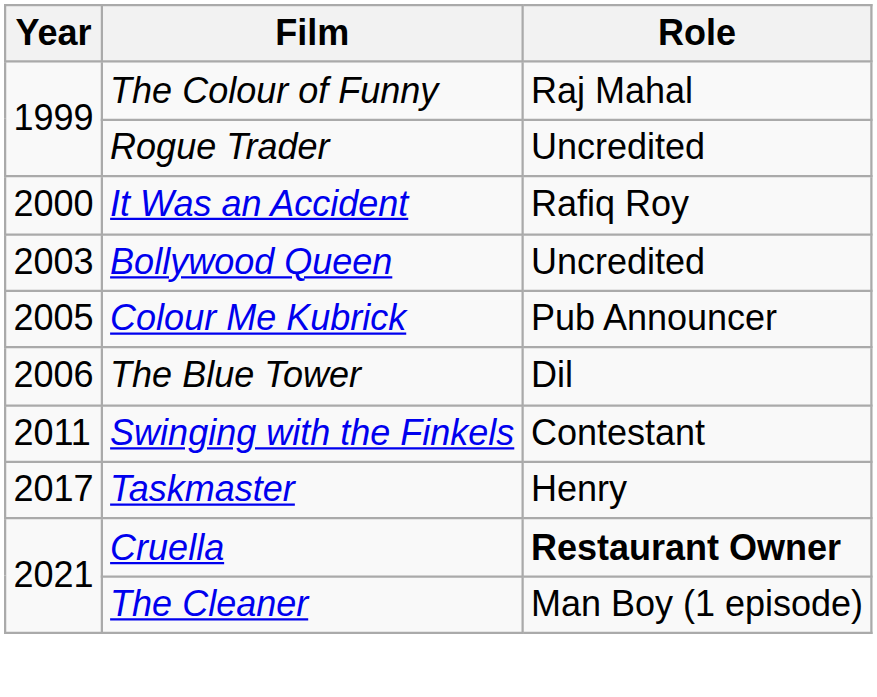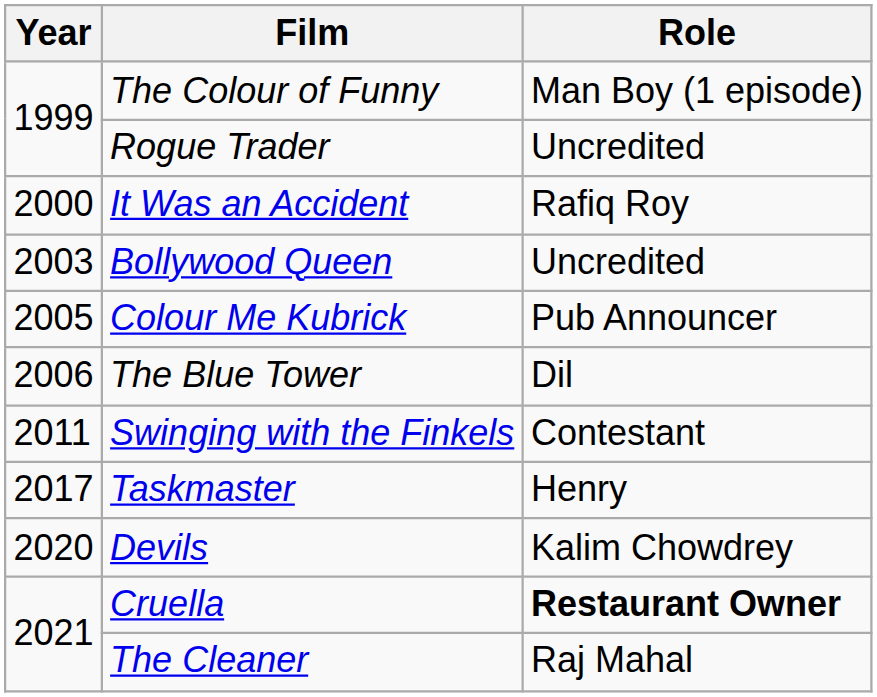(612, 90) Raj Mahal -> (697, 90) Man Boy (1 episode)
+ row: (159, 546)
(697, 603) Man Boy (1 episode) -> (612, 661) Raj Mahal
